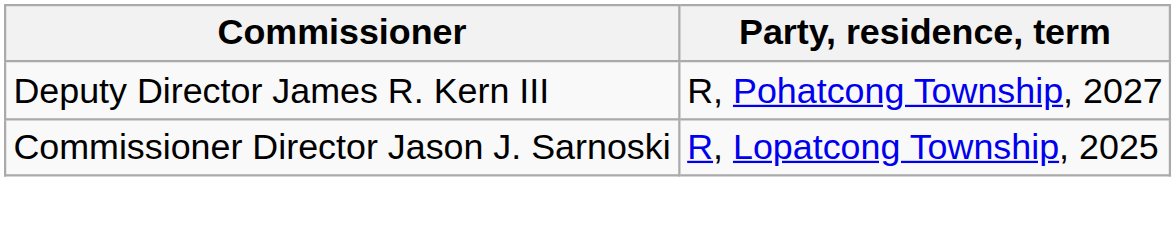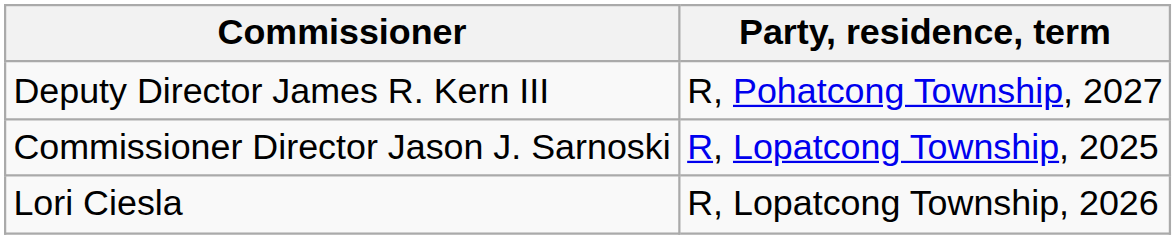+ row: (98, 203)
